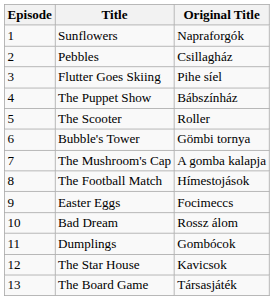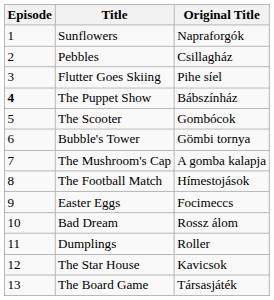(11, 98) normal -> (11, 98) bold
(194, 118) Roller -> (206, 118) Gombócok
(206, 243) Gombócok -> (194, 243) Roller
